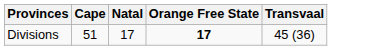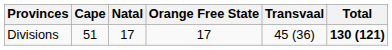+ column: (357, 14)
(204, 34) bold -> (204, 34) normal
